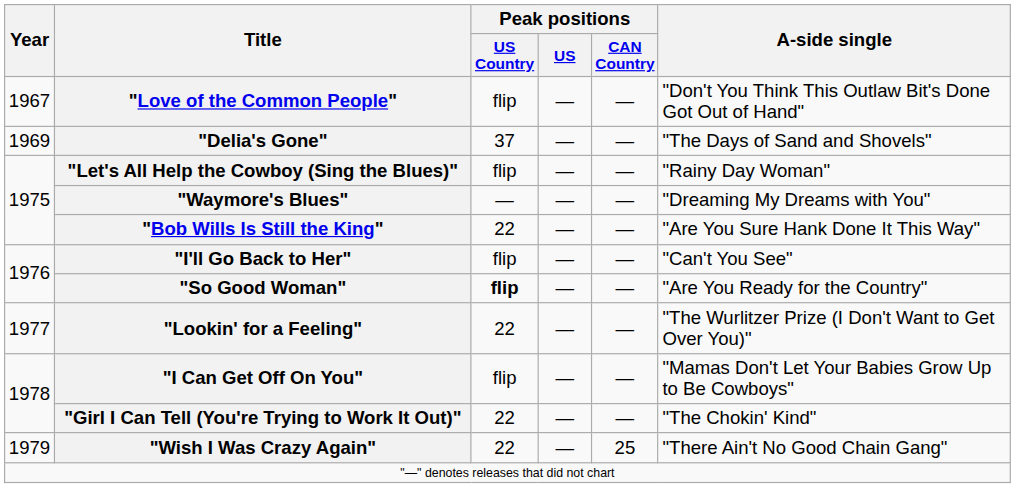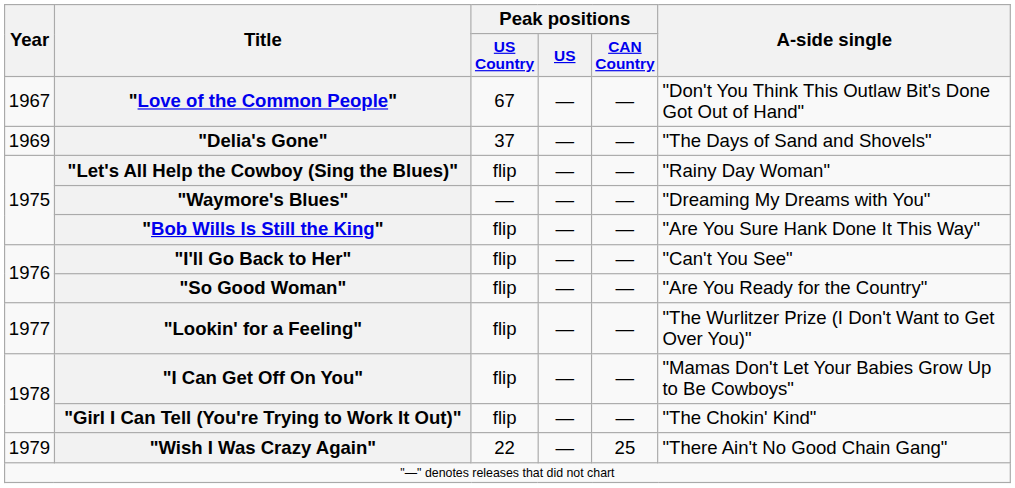(505, 101) flip -> (505, 101) 67
(505, 229) 22 -> (505, 229) flip
(505, 288) bold -> (505, 288) normal
(505, 328) 22 -> (505, 328) flip
(505, 418) 22 -> (505, 418) flip
